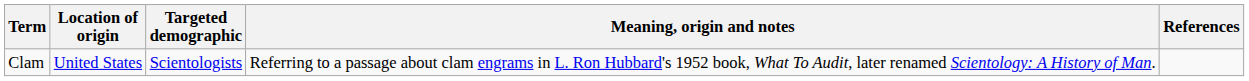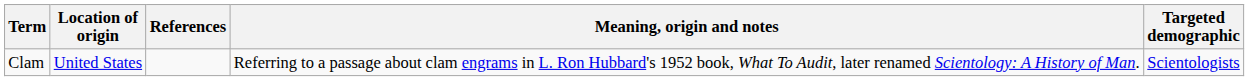columns swapped: (196, 26) <-> (1201, 26)
